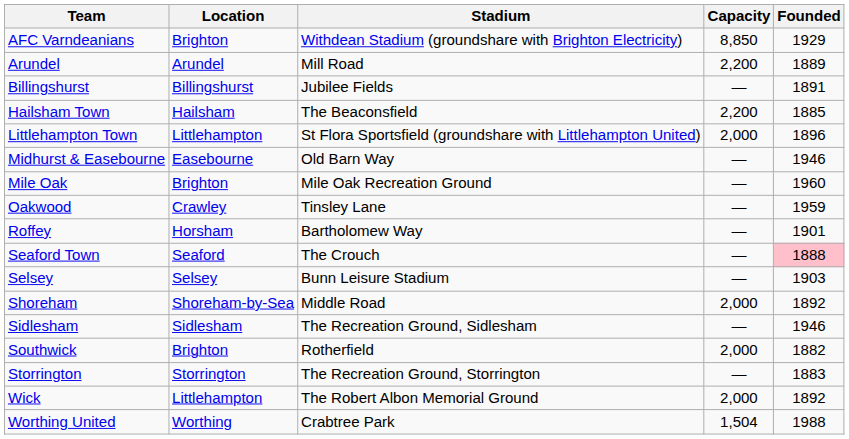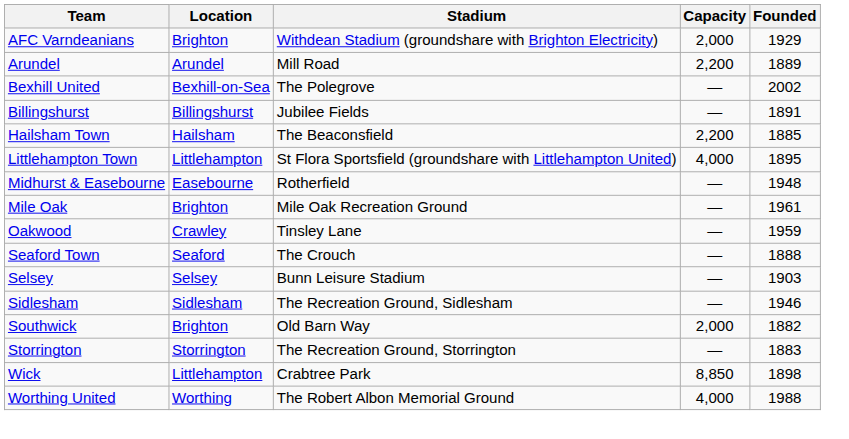(739, 40) 8,850 -> (715, 40) 2,000
+ row: (54, 87)
(739, 135) 2,000 -> (715, 159) 4,000
(809, 135) 1896 -> (785, 159) 1895
(348, 159) Old Barn Way -> (313, 183) Rotherfield
(809, 159) 1946 -> (785, 183) 1948
(809, 183) 1960 -> (785, 207) 1961
- row: (30, 231)
(809, 254) pink background -> (785, 254) no background
- row: (43, 302)
(337, 350) Rotherfield -> (323, 326) Old Barn Way
(420, 398) The Robert Albon Memorial Ground -> (324, 374) Crabtree Park
(739, 398) 2,000 -> (715, 374) 8,850
(809, 398) 1892 -> (785, 374) 1898
(348, 421) Crabtree Park -> (396, 398) The Robert Albon Memorial Ground
(739, 421) 1,504 -> (715, 398) 4,000
